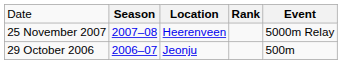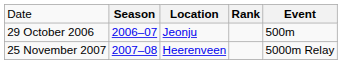rows swapped: (51, 51) <-> (57, 32)
